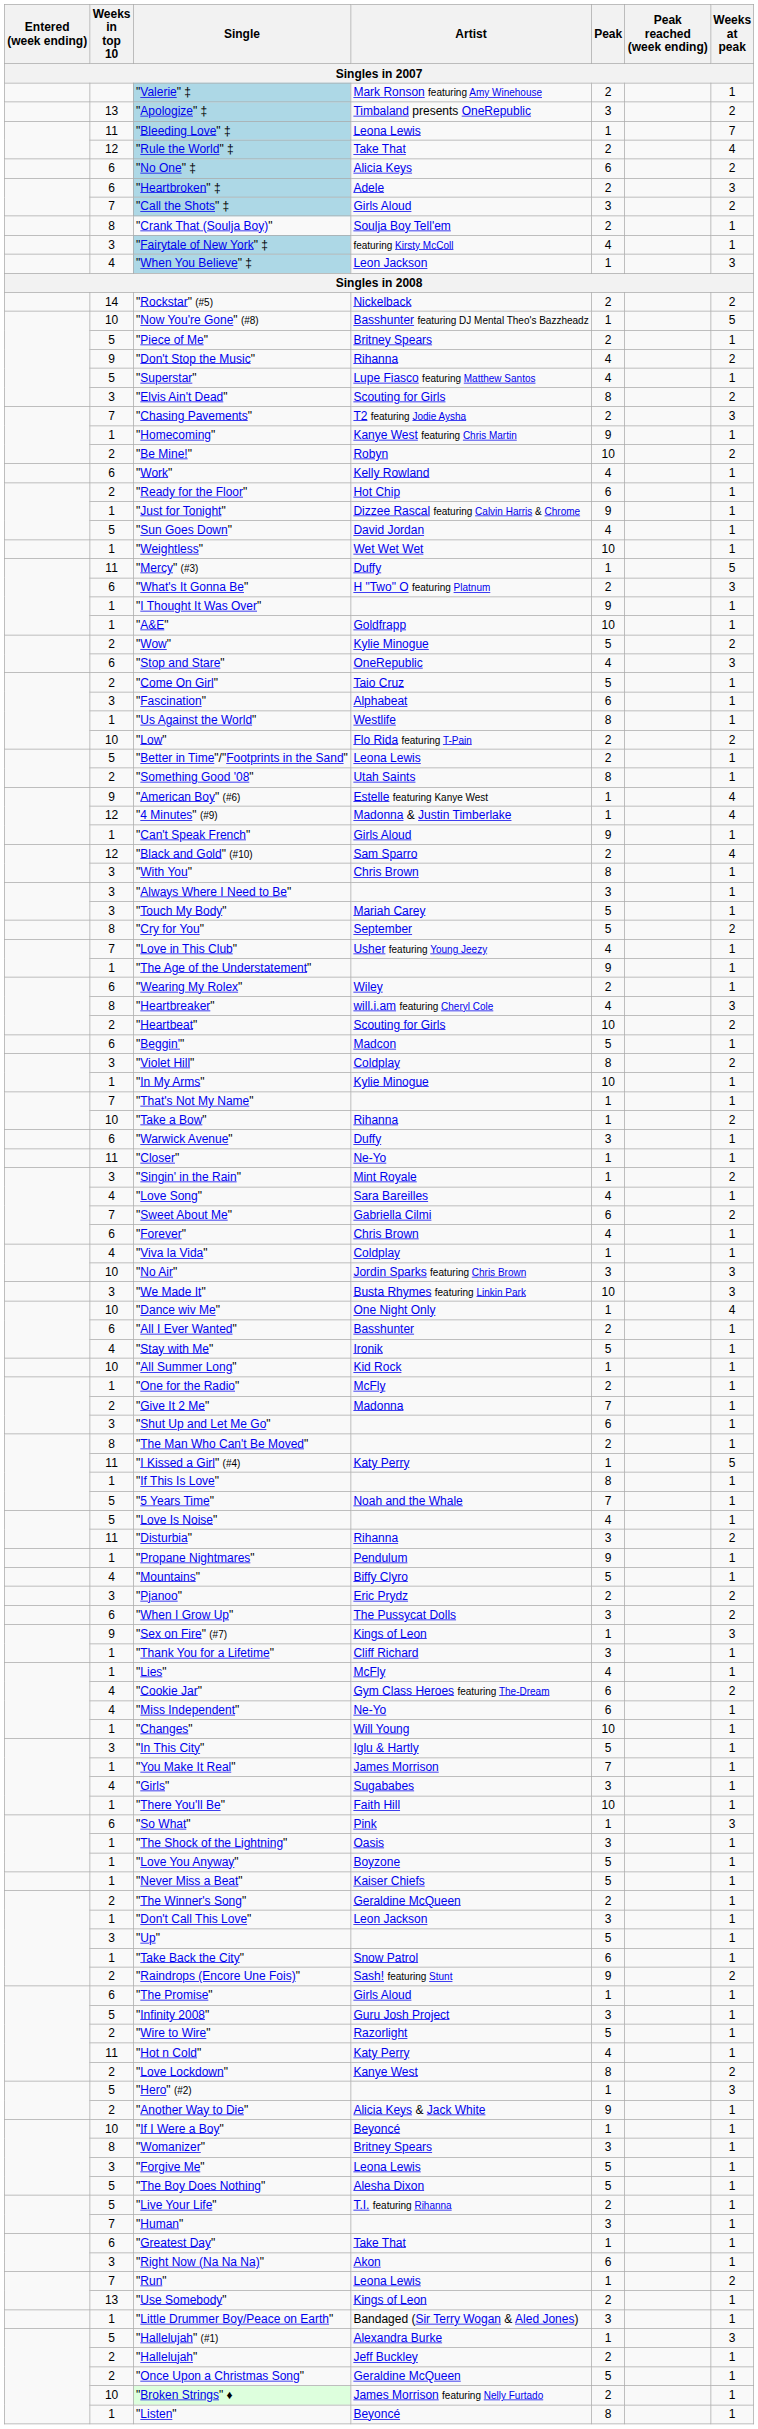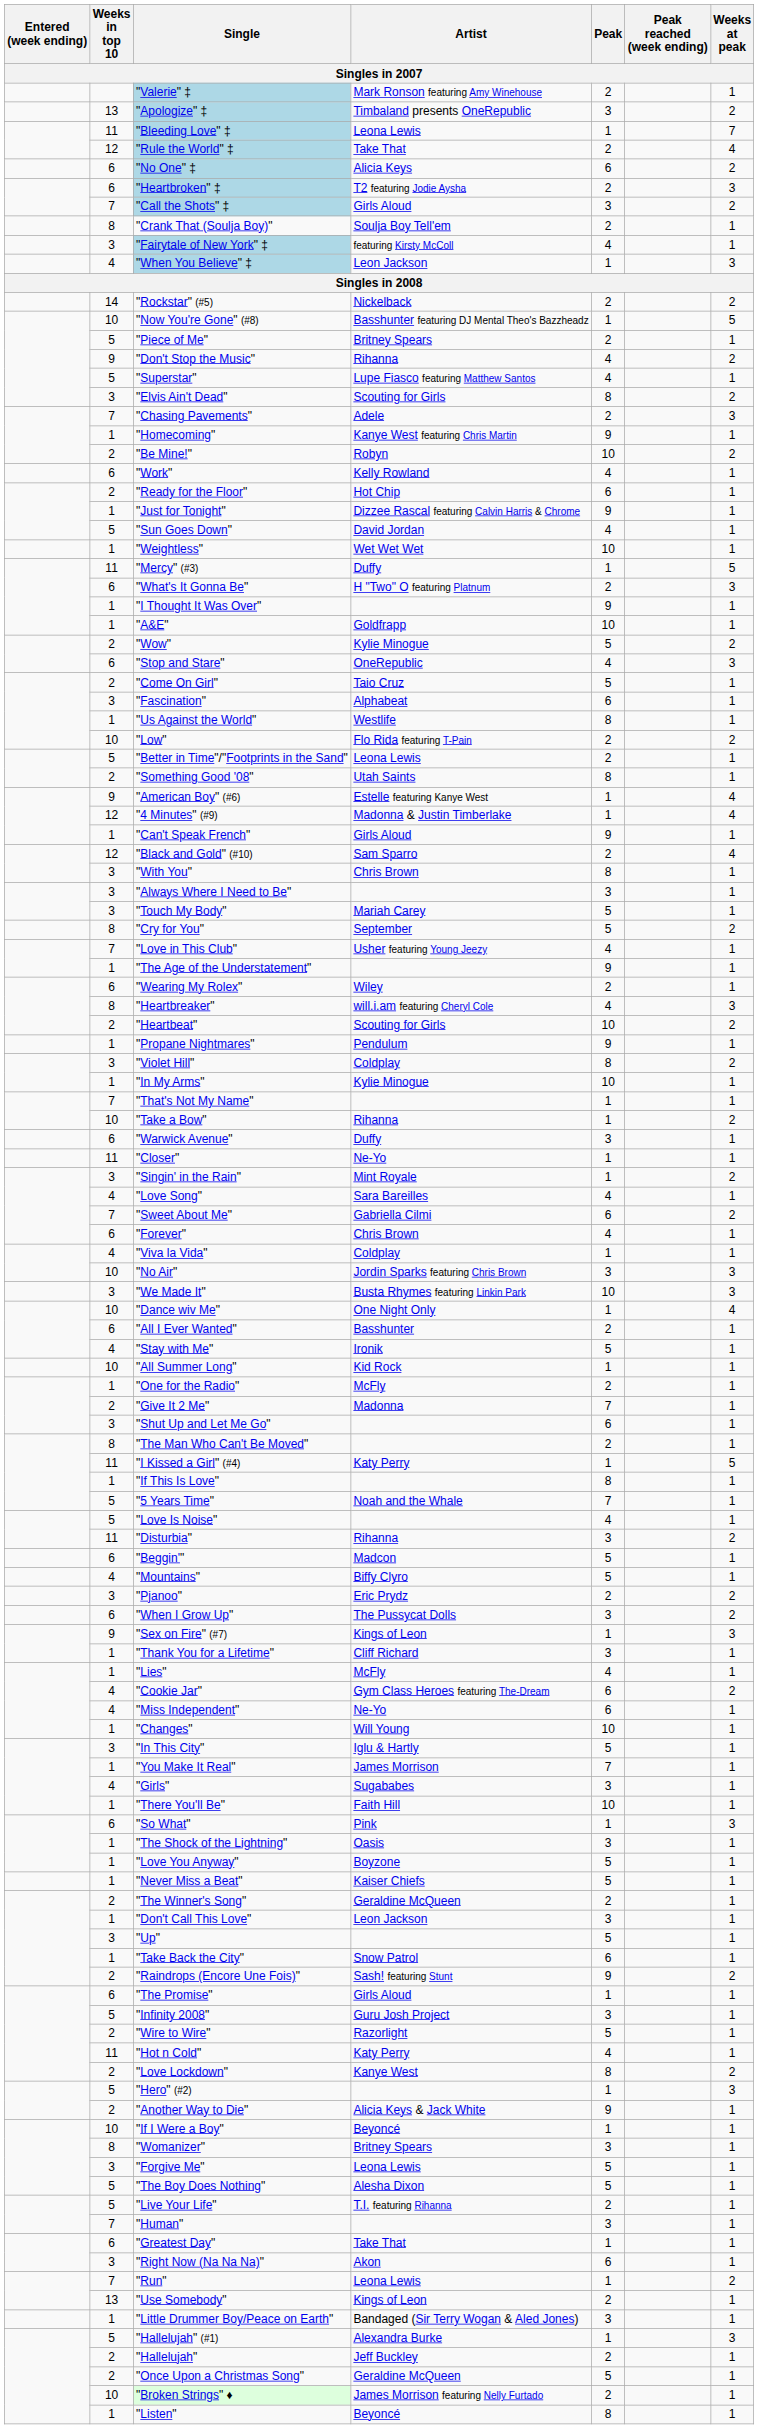(369, 187) Adele -> (410, 187) T2 featuring Jodie Aysha
(410, 416) T2 featuring Jodie Aysha -> (369, 416) Adele
rows swapped: (195, 1557) <-> (160, 1044)
